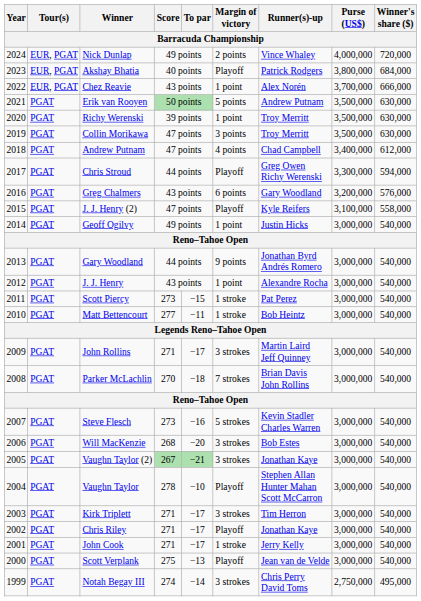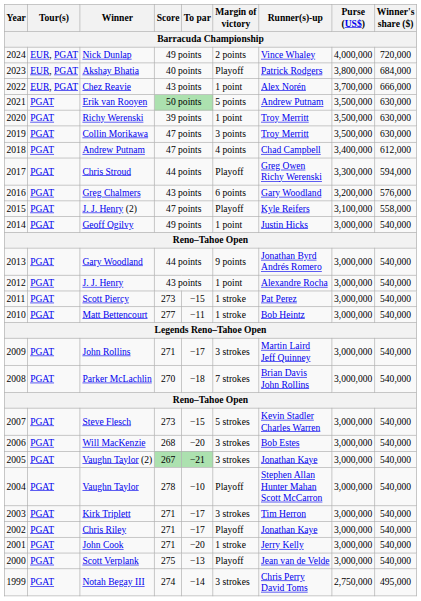(197, 422) −16 -> (197, 422) −15
(197, 545) −17 -> (197, 545) −20
